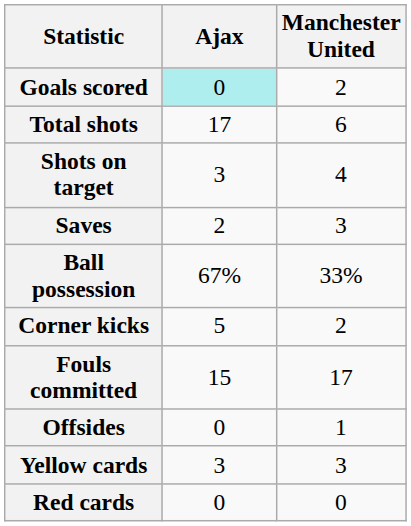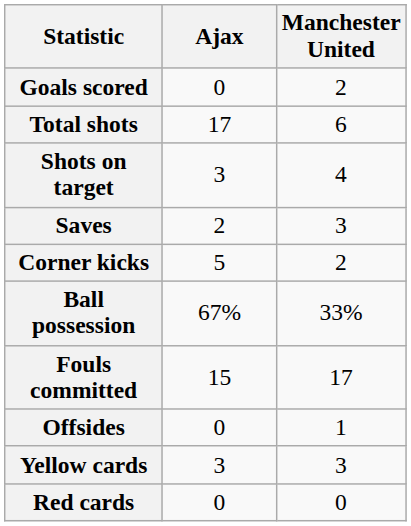(219, 86) paleturquoise background -> (219, 86) no background
rows swapped: (84, 275) <-> (84, 326)
